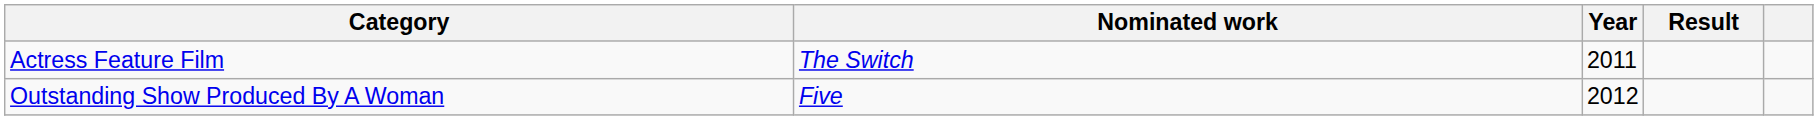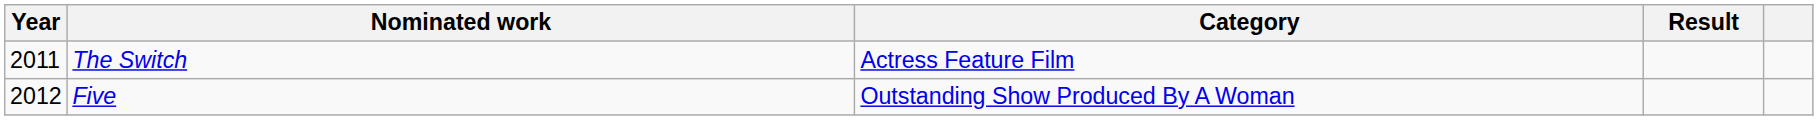columns swapped: (1613, 22) <-> (399, 22)
